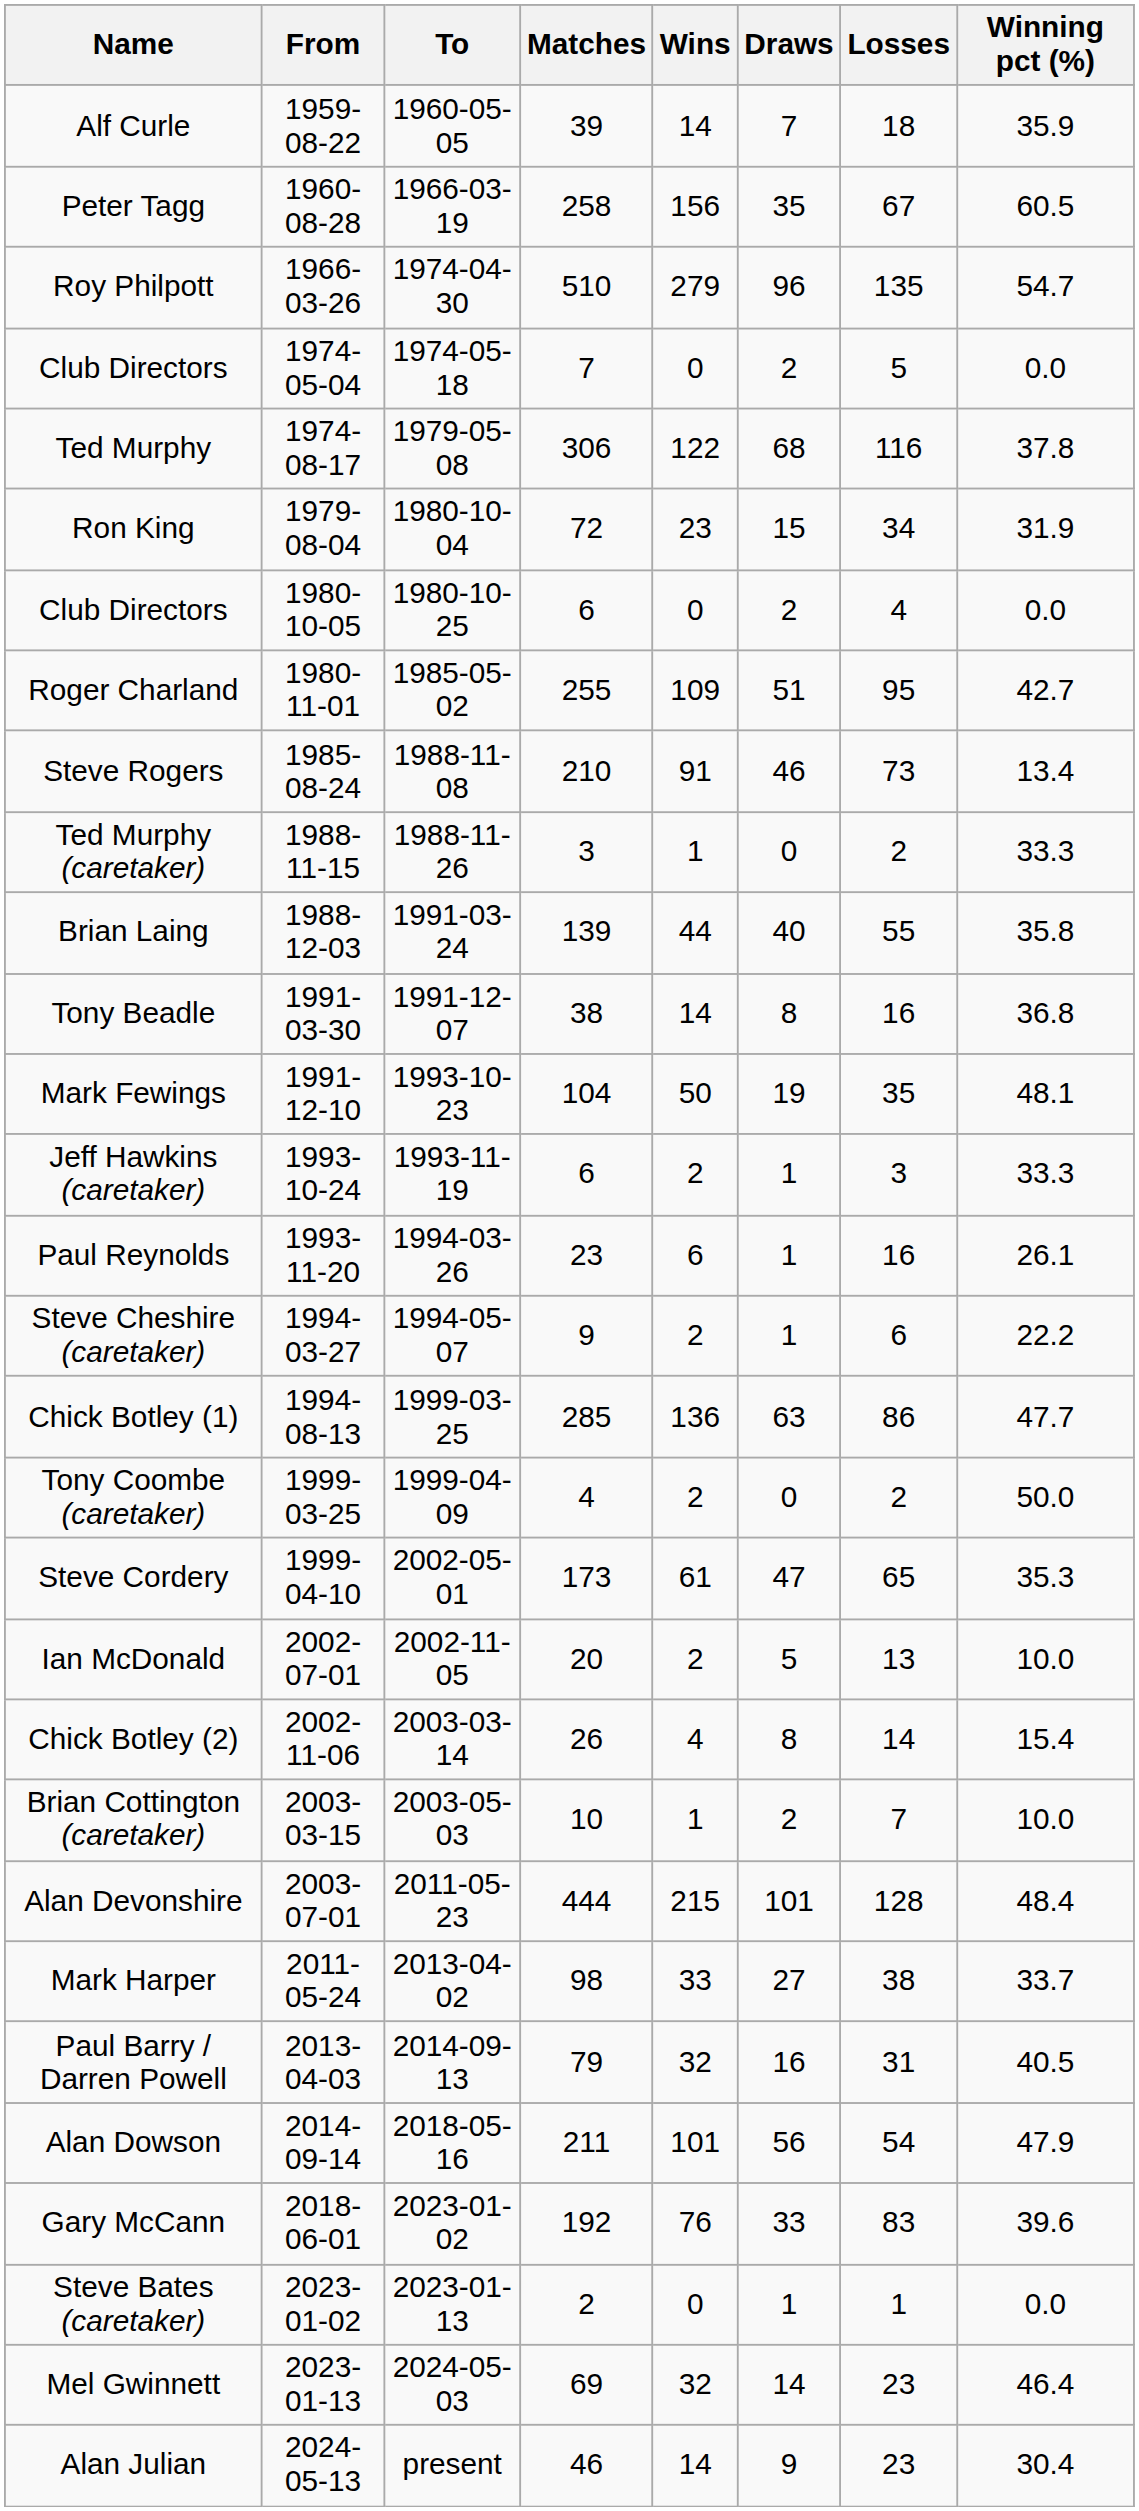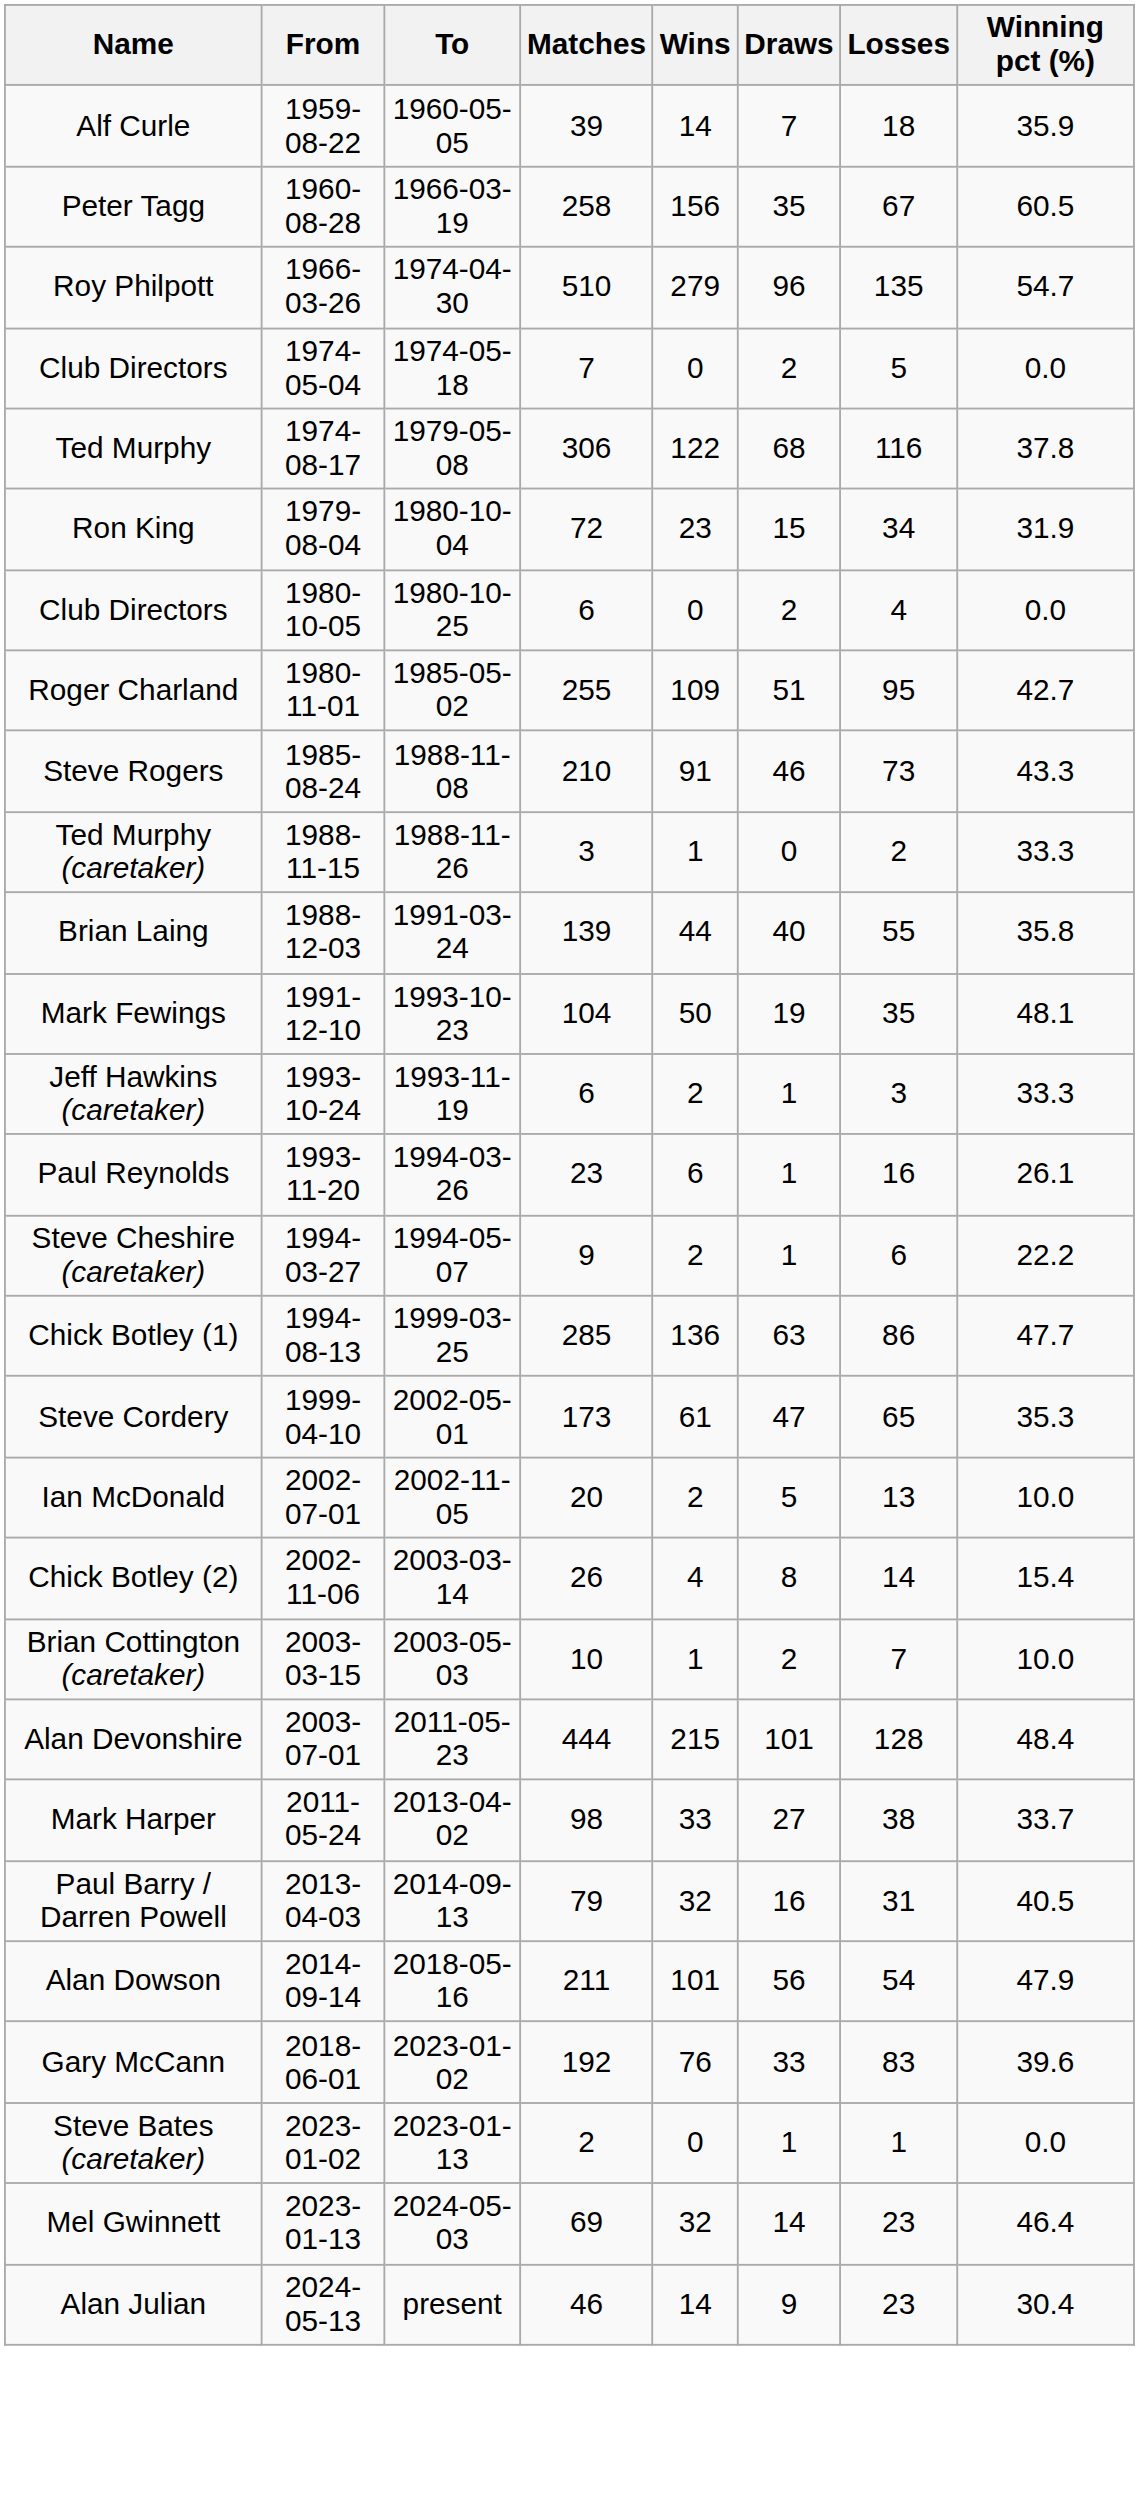(1045, 770) 13.4 -> (1045, 770) 43.3
- row: (133, 1012)
- row: (133, 1497)
